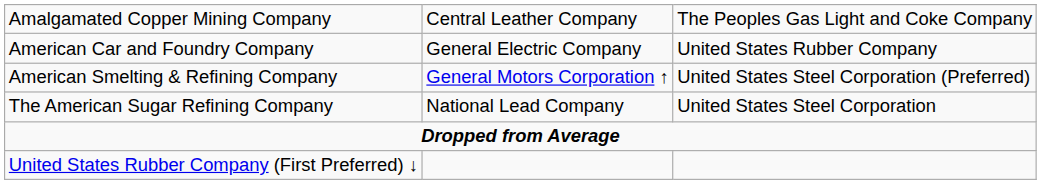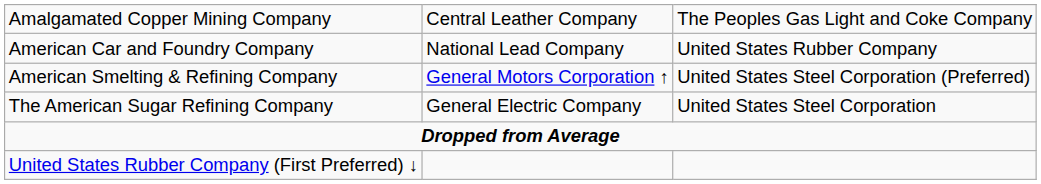(534, 48) General Electric Company -> (525, 48) National Lead Company
(525, 106) National Lead Company -> (534, 106) General Electric Company
